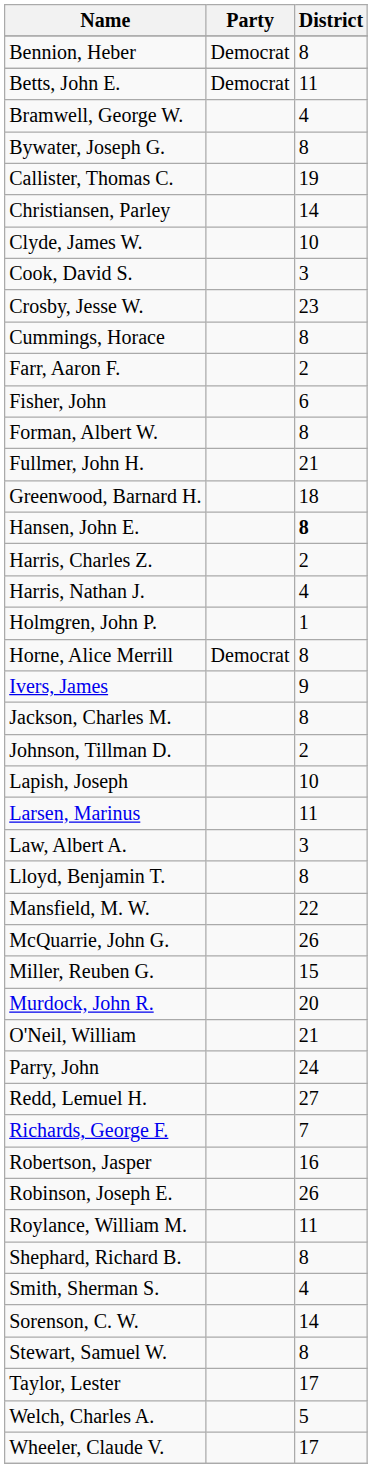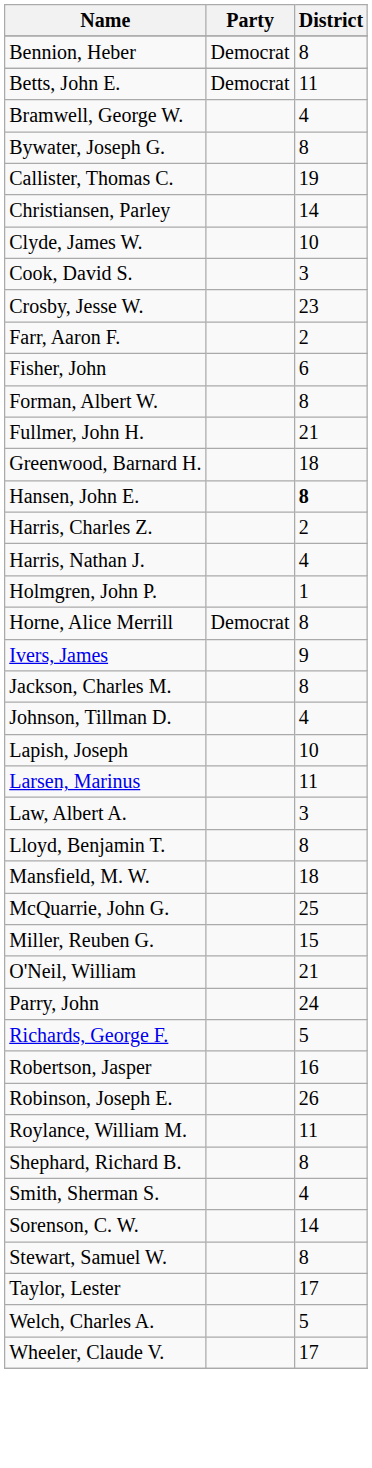- row: (87, 337)
(304, 749) 2 -> (304, 718) 4
(309, 908) 22 -> (309, 876) 18
(309, 940) 26 -> (309, 908) 25
- row: (81, 1003)
- row: (78, 1098)
(304, 1130) 7 -> (304, 1035) 5
